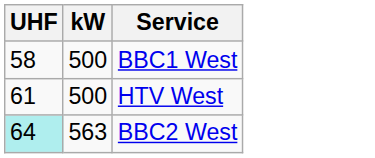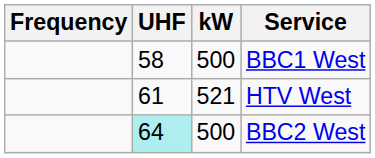+ column: (69, 22)
(88, 96) 500 -> (216, 96) 521
(88, 133) 563 -> (216, 133) 500
